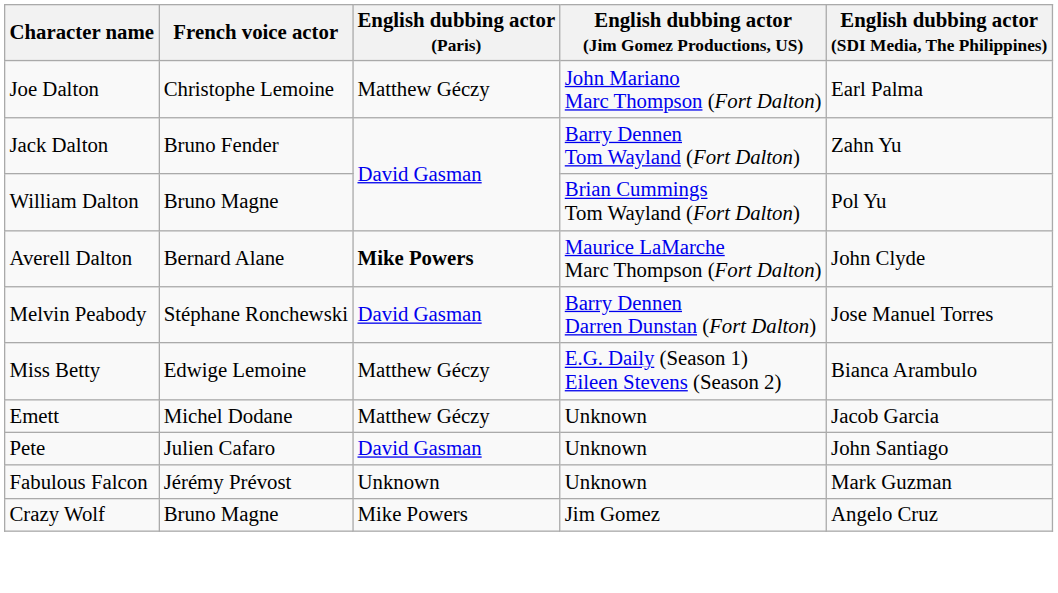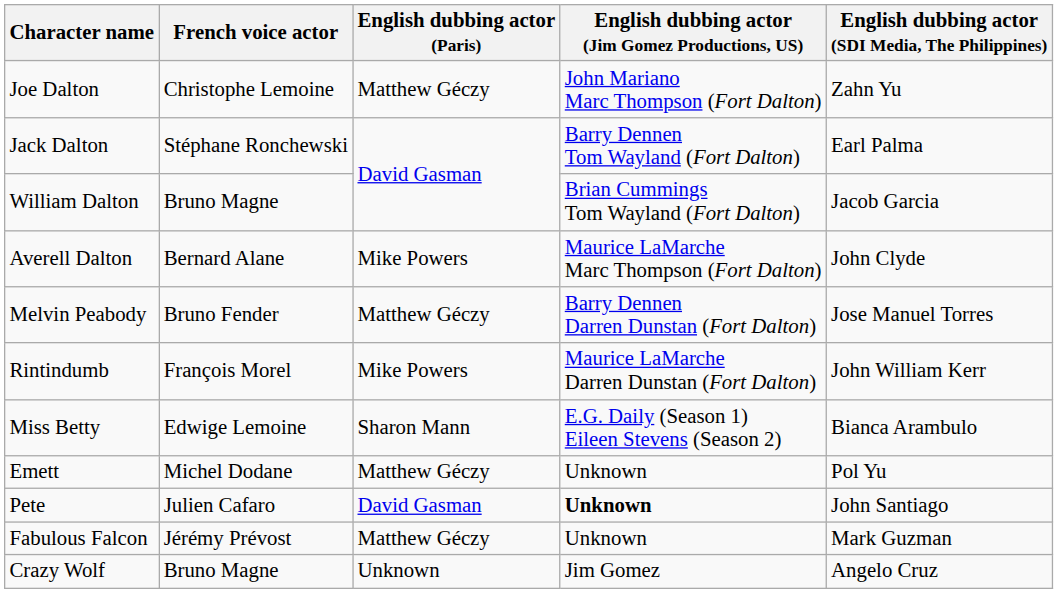(877, 89) Earl Palma -> (866, 89) Zahn Yu
(221, 145) Bruno Fender -> (256, 145) Stéphane Ronchewski
(866, 145) Zahn Yu -> (877, 145) Earl Palma
(859, 201) Pol Yu -> (885, 201) Jacob Garcia
(416, 258) bold -> (413, 258) normal
(256, 314) Stéphane Ronchewski -> (221, 314) Bruno Fender
(420, 314) David Gasman -> (424, 314) Matthew Géczy
+ row: (59, 371)
(424, 371) Matthew Géczy -> (414, 427) Sharon Mann
(885, 415) Jacob Garcia -> (859, 472) Pol Yu
(606, 448) normal -> (608, 505) bold
(399, 481) Unknown -> (424, 538) Matthew Géczy
(413, 514) Mike Powers -> (399, 571) Unknown
